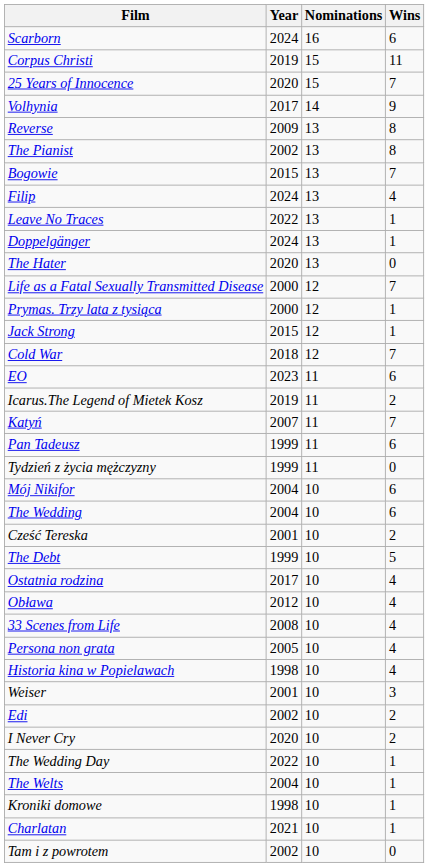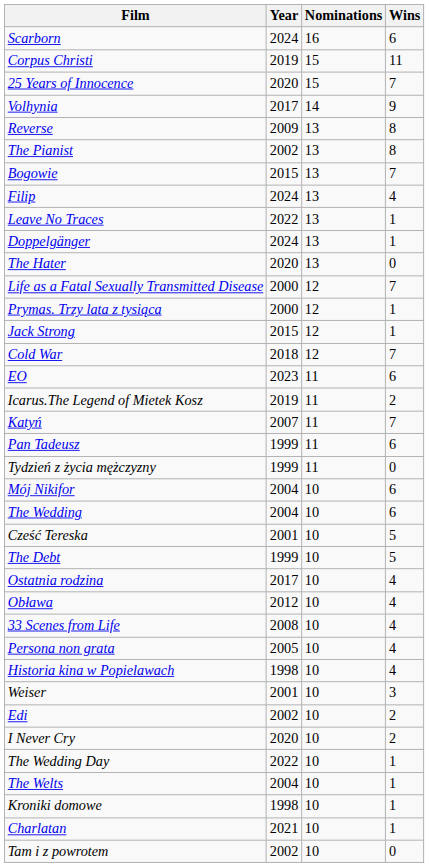(393, 535) 2 -> (393, 535) 5
